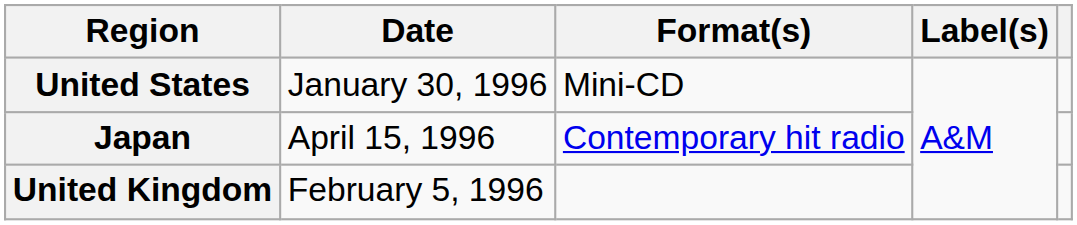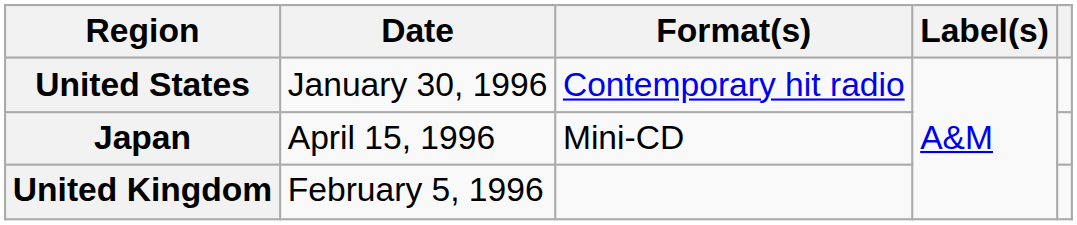(624, 84) Mini-CD -> (734, 84) Contemporary hit radio
(734, 137) Contemporary hit radio -> (624, 137) Mini-CD
